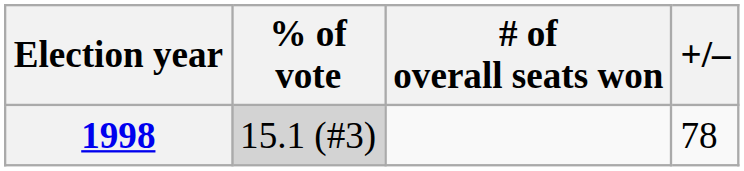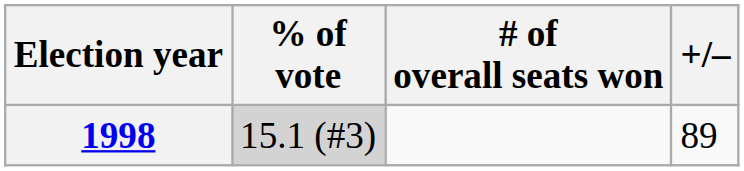(699, 134) 78 -> (699, 134) 89
